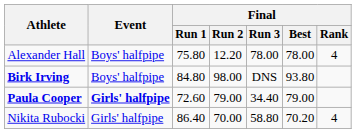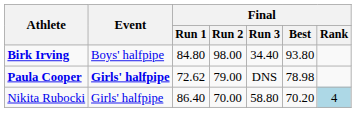- row: (46, 56)
(264, 76) DNS -> (264, 56) 34.40
(191, 97) 72.60 -> (191, 76) 72.62
(264, 97) 34.40 -> (264, 76) DNS
(300, 97) 79.00 -> (300, 76) 78.98
(334, 118) no background -> (334, 97) lightblue background
